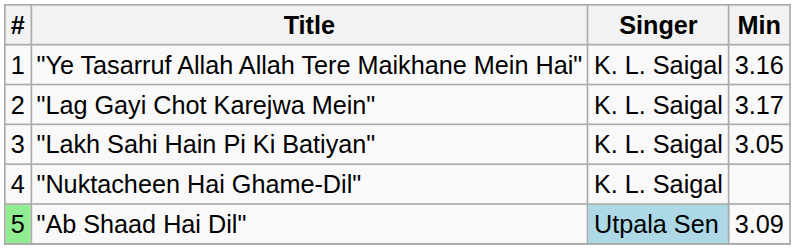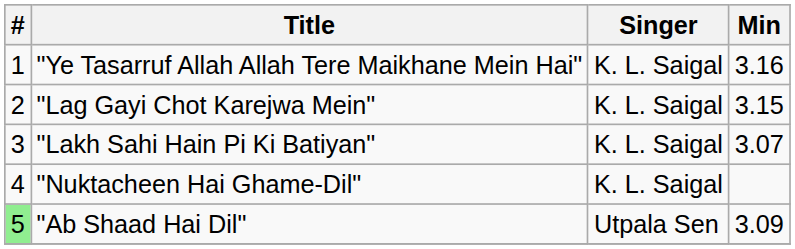(759, 105) 3.17 -> (759, 105) 3.15
(759, 145) 3.05 -> (759, 145) 3.07
(656, 225) lightblue background -> (656, 225) no background
